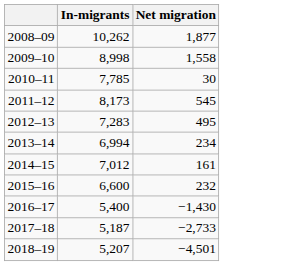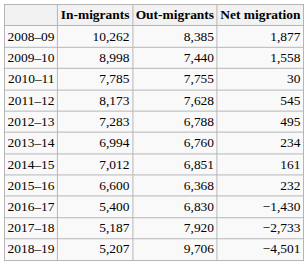+ column: (175, 15)
